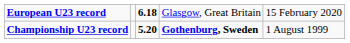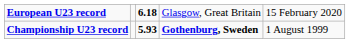(147, 30) 5.20 -> (147, 30) 5.93
